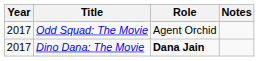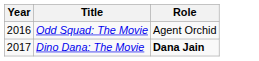- column: (237, 13)
(19, 30) 2017 -> (19, 30) 2016
